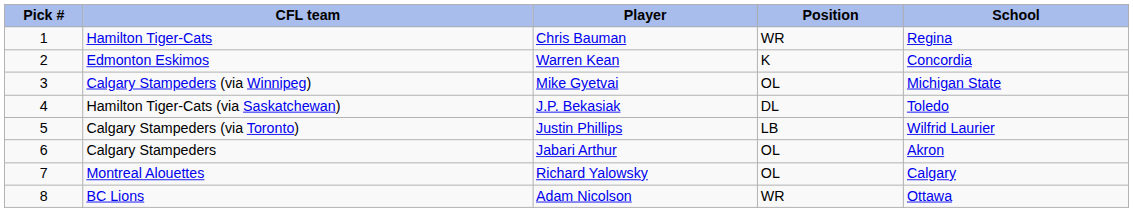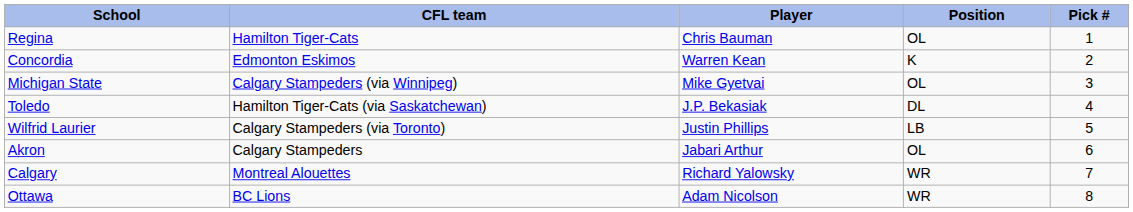columns swapped: (44, 15) <-> (1016, 15)
(773, 38) WR -> (916, 38) OL
(770, 173) OL -> (919, 173) WR
